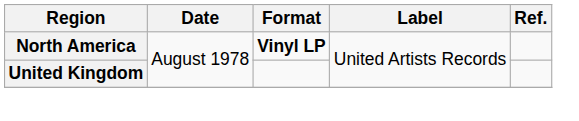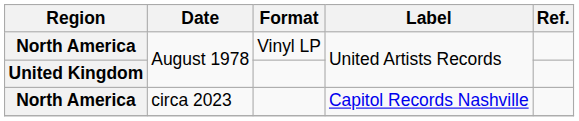(292, 45) bold -> (289, 45) normal
+ row: (76, 101)
